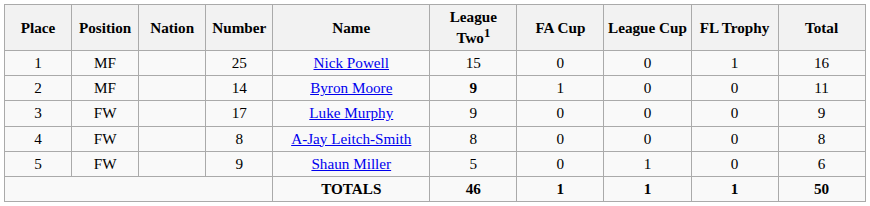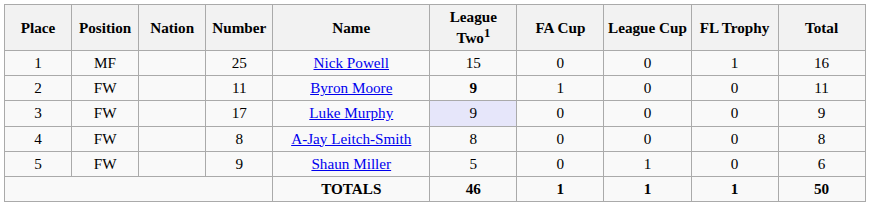(105, 88) MF -> (105, 88) FW
(239, 88) 14 -> (239, 88) 11
(473, 113) no background -> (473, 113) lavender background
